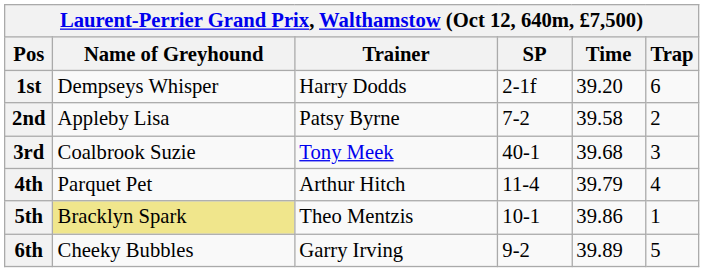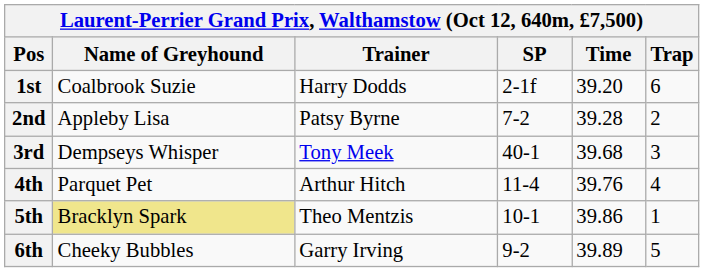(138, 86) Dempseys Whisper -> (127, 86) Coalbrook Suzie
(600, 119) 39.58 -> (600, 119) 39.28
(127, 151) Coalbrook Suzie -> (138, 151) Dempseys Whisper
(600, 184) 39.79 -> (600, 184) 39.76
